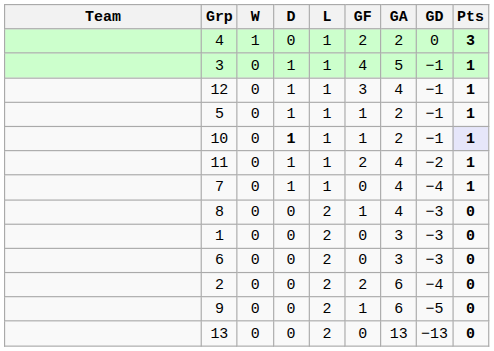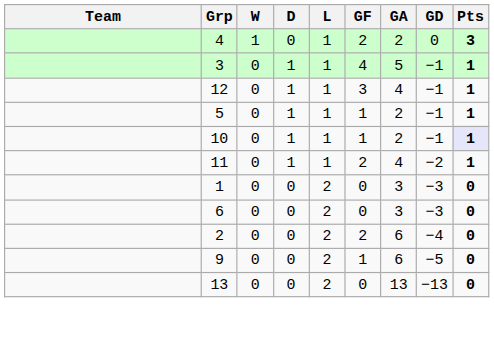(291, 139) bold -> (291, 139) normal
- row: (219, 187)
- row: (219, 212)
